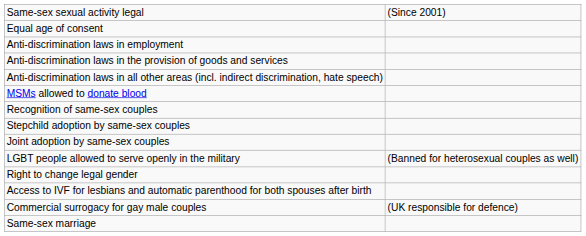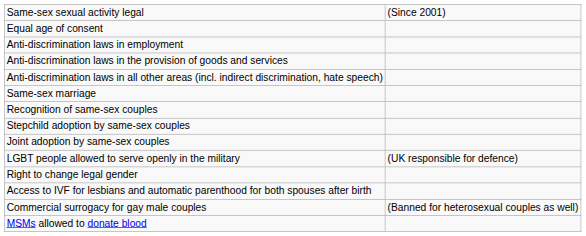rows swapped: (51, 223) <-> (77, 93)
(483, 158) (Banned for heterosexual couples as well) -> (453, 158) (UK responsible for defence)
(453, 207) (UK responsible for defence) -> (483, 207) (Banned for heterosexual couples as well)
